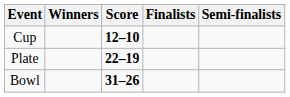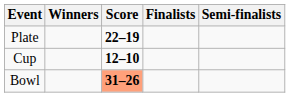rows swapped: (25, 37) <-> (25, 59)
(122, 80) no background -> (122, 80) lightsalmon background
